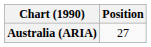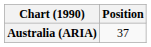(123, 33) 27 -> (123, 33) 37
